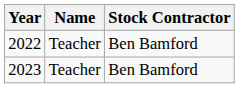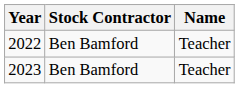columns swapped: (75, 17) <-> (169, 17)
